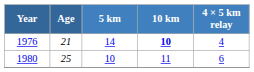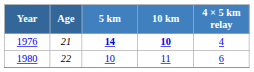(110, 42) normal -> (110, 42) bold
(66, 59) 25 -> (66, 59) 22
